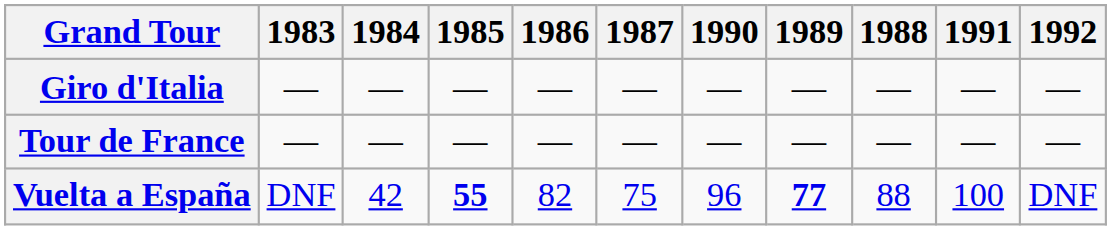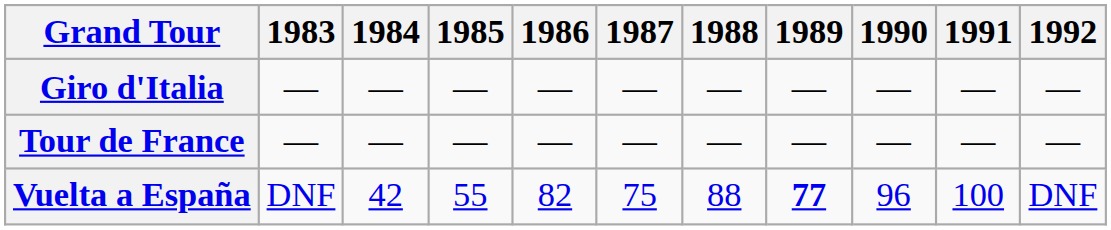columns swapped: (894, 31) <-> (724, 31)
(470, 195) bold -> (470, 195) normal
